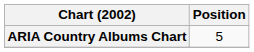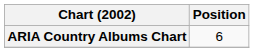(219, 36) 5 -> (219, 36) 6
